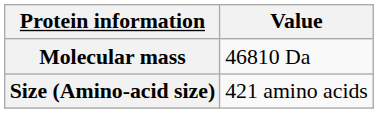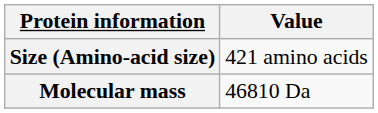rows swapped: (112, 56) <-> (112, 90)
